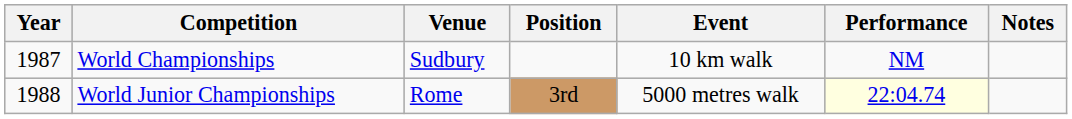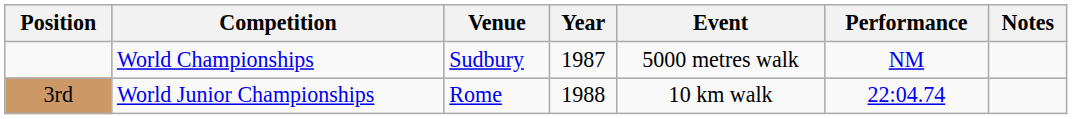columns swapped: (38, 23) <-> (564, 23)
(721, 59) 10 km walk -> (721, 59) 5000 metres walk
(721, 95) 5000 metres walk -> (721, 95) 10 km walk
(906, 95) lightyellow background -> (906, 95) no background
